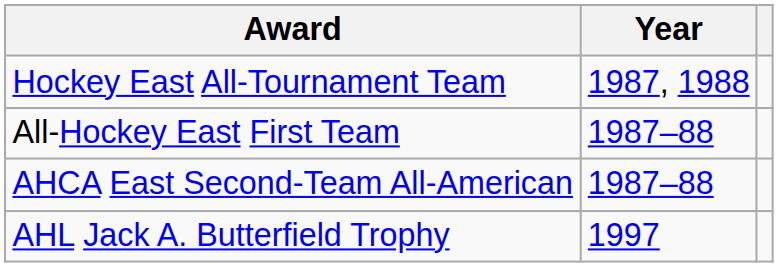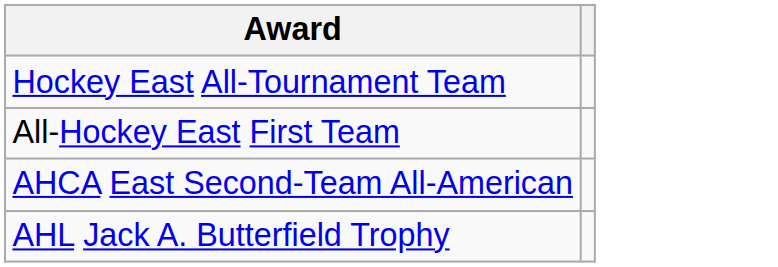- column: (669, 30)
